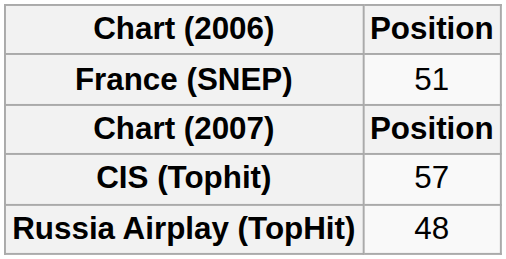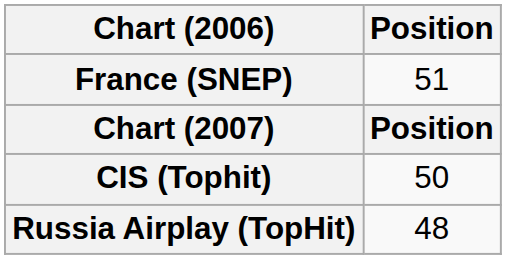(432, 178) 57 -> (432, 178) 50
